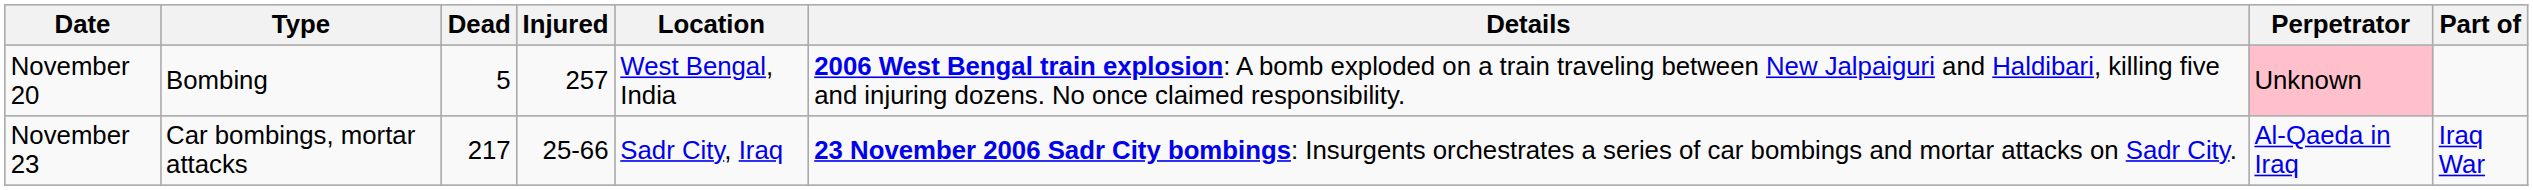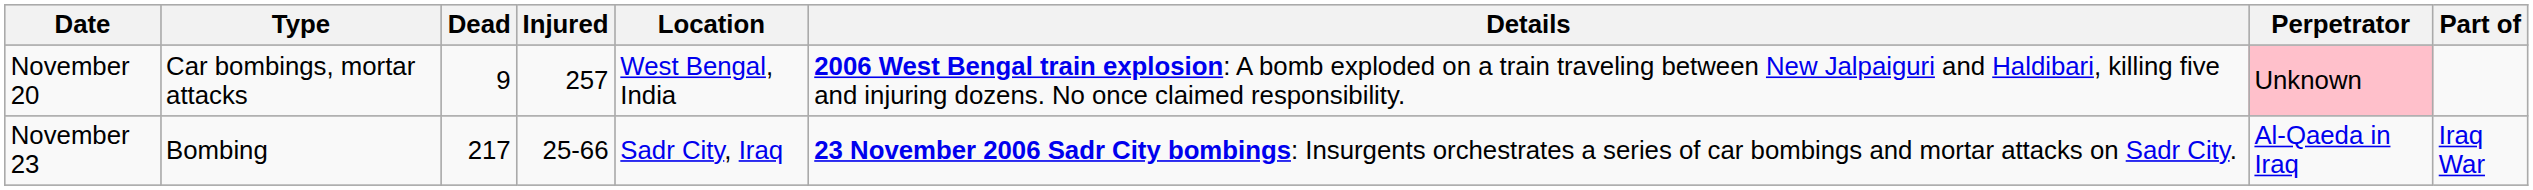(217, 80) Bombing -> (291, 80) Car bombings, mortar attacks
(504, 80) 5 -> (504, 80) 9
(291, 150) Car bombings, mortar attacks -> (217, 150) Bombing
